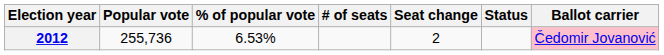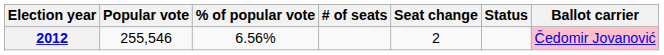(146, 38) 255,736 -> (146, 38) 255,546
(255, 38) 6.53% -> (255, 38) 6.56%
